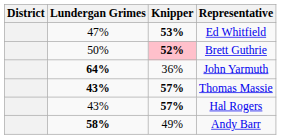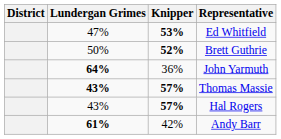(172, 50) pink background -> (172, 50) no background
(98, 124) 58% -> (98, 124) 61%
(172, 124) 49% -> (172, 124) 42%
